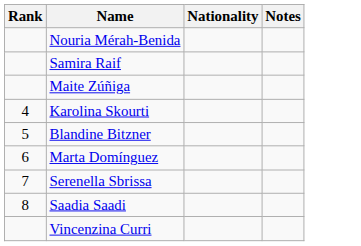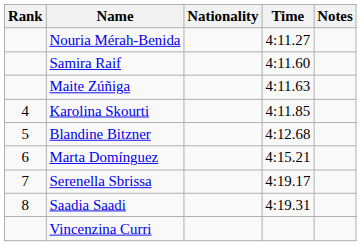+ column: (288, 16)
